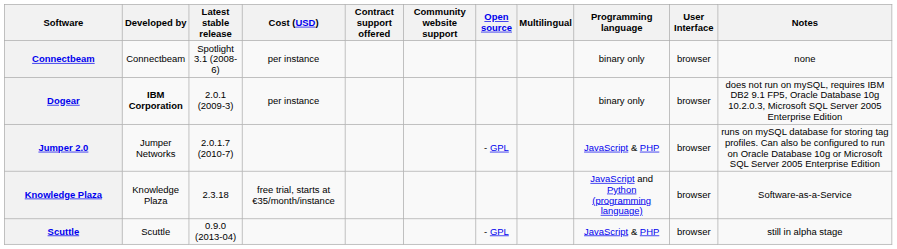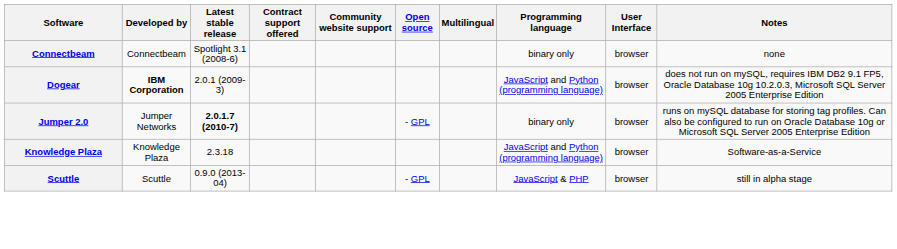- column: (294, 23)
(622, 101) binary only -> (551, 85) JavaScript and Python (programming language)
(216, 148) normal -> (220, 122) bold
(622, 148) JavaScript & PHP -> (551, 122) binary only
